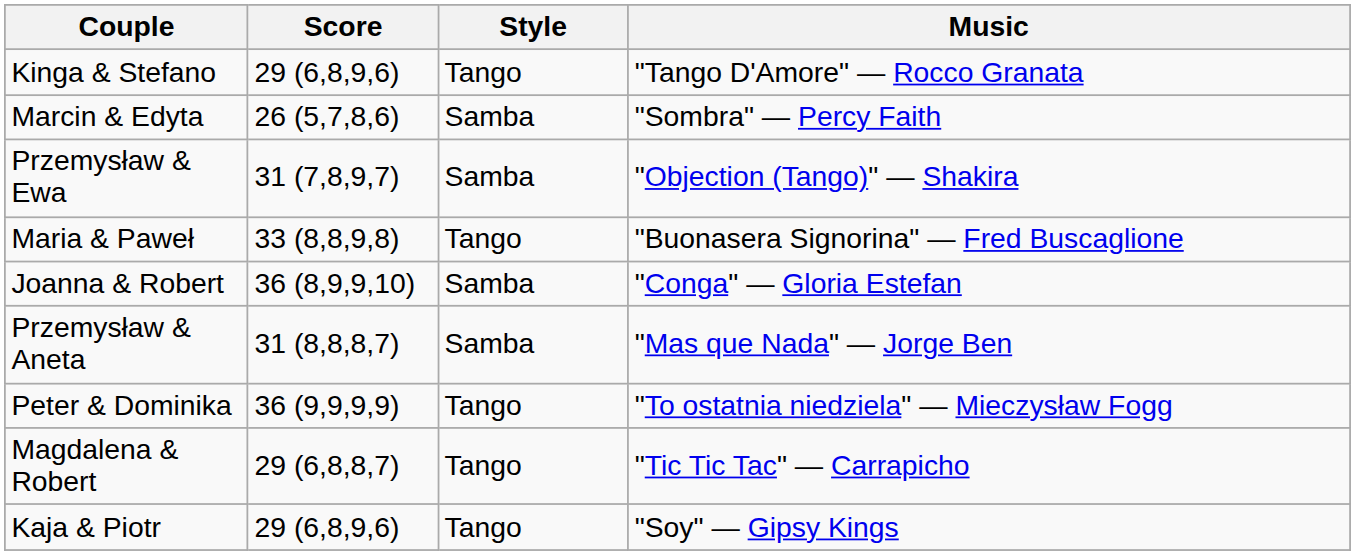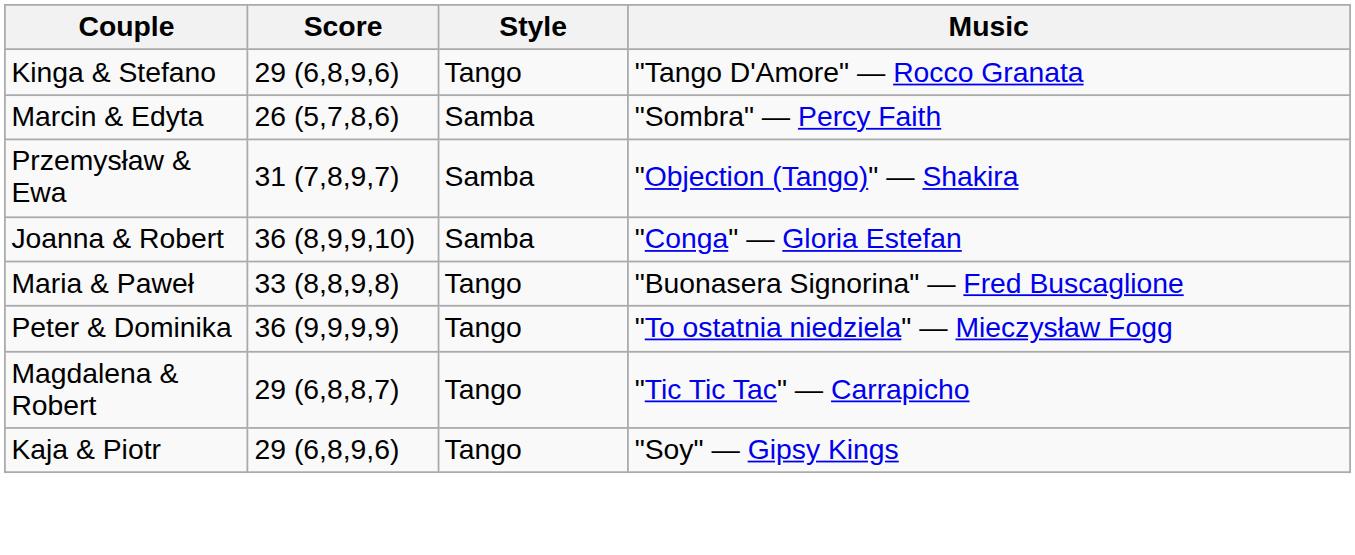rows swapped: (118, 283) <-> (103, 238)
- row: (101, 344)
